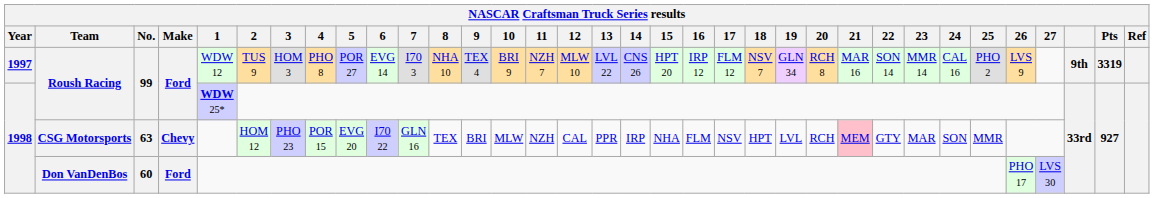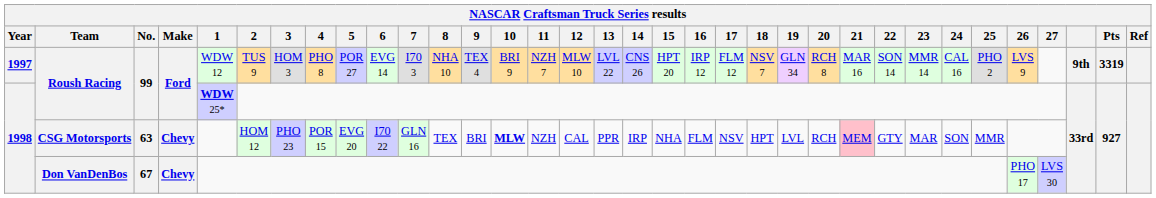(509, 138) normal -> (510, 138) bold
(146, 174) 60 -> (146, 174) 67
(178, 174) Ford -> (178, 174) Chevy
